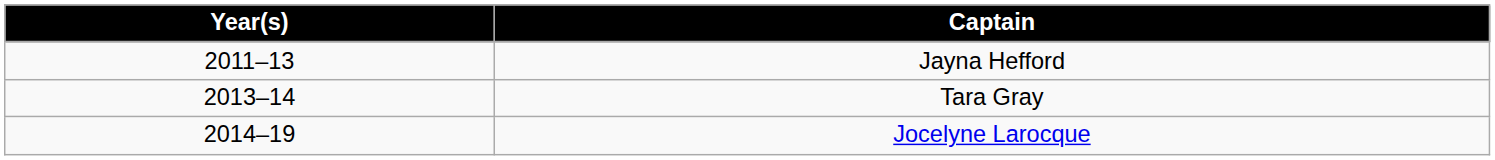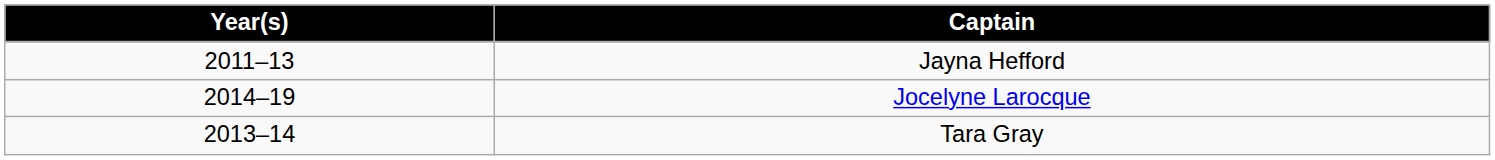rows swapped: (992, 97) <-> (992, 135)
